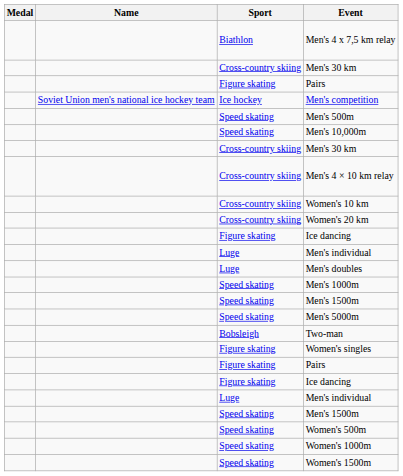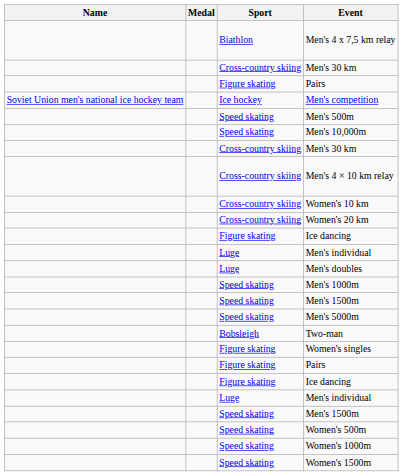columns swapped: (20, 12) <-> (126, 12)
